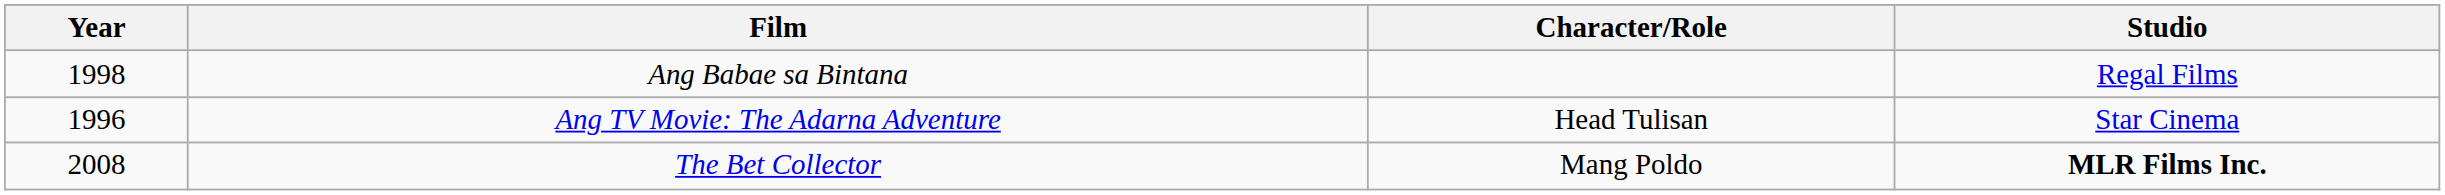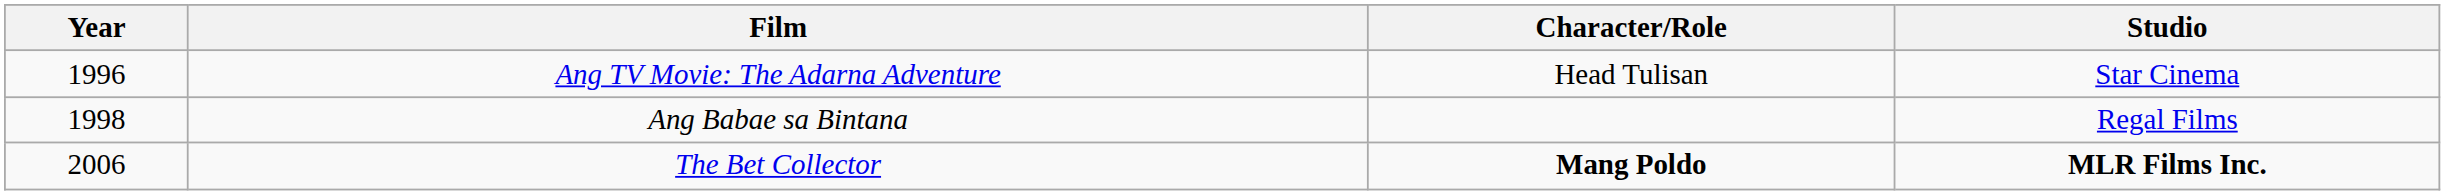rows swapped: (778, 119) <-> (778, 73)
(97, 165) 2008 -> (97, 165) 2006
(1631, 165) normal -> (1631, 165) bold
